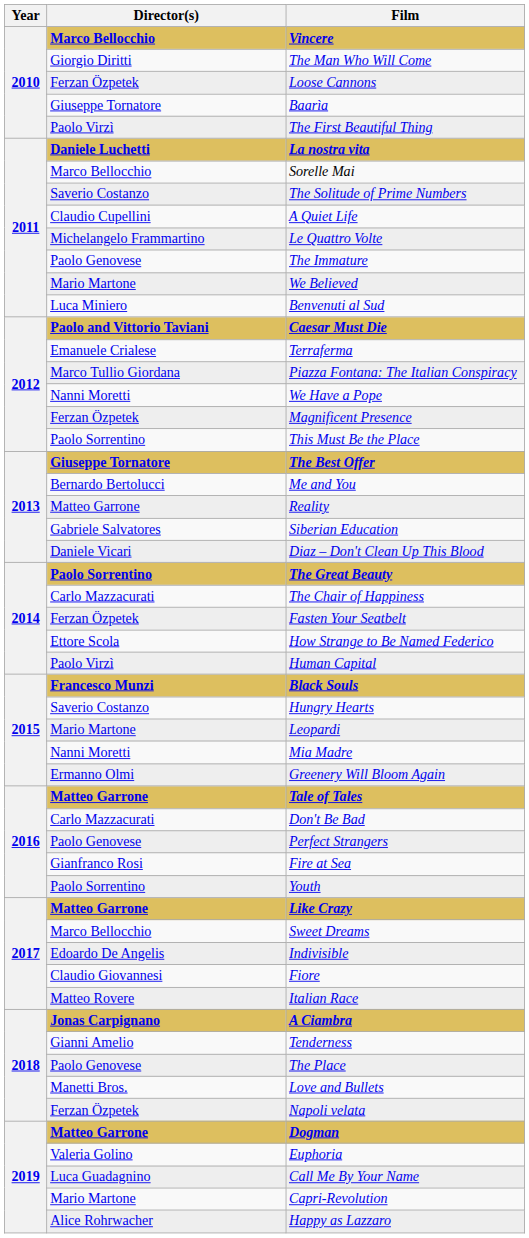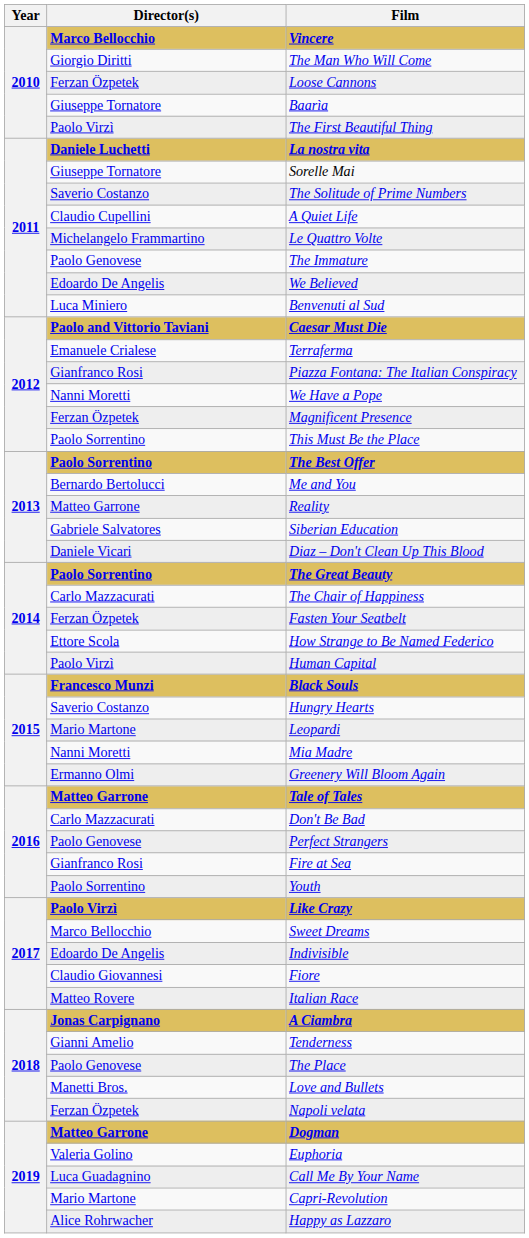(101, 171) Marco Bellocchio -> (106, 171) Giuseppe Tornatore
(93, 283) Mario Martone -> (107, 283) Edoardo De Angelis
(115, 372) Marco Tullio Giordana -> (96, 372) Gianfranco Rosi
(110, 462) Giuseppe Tornatore -> (101, 462) Paolo Sorrentino
(99, 908) Matteo Garrone -> (84, 908) Paolo Virzì
